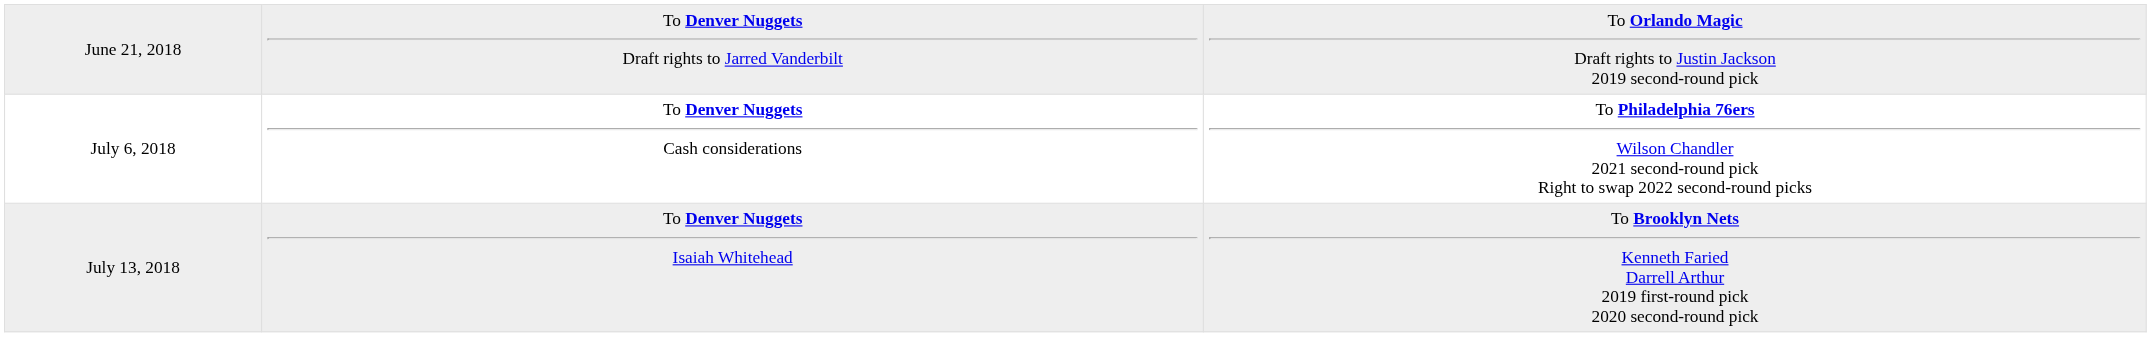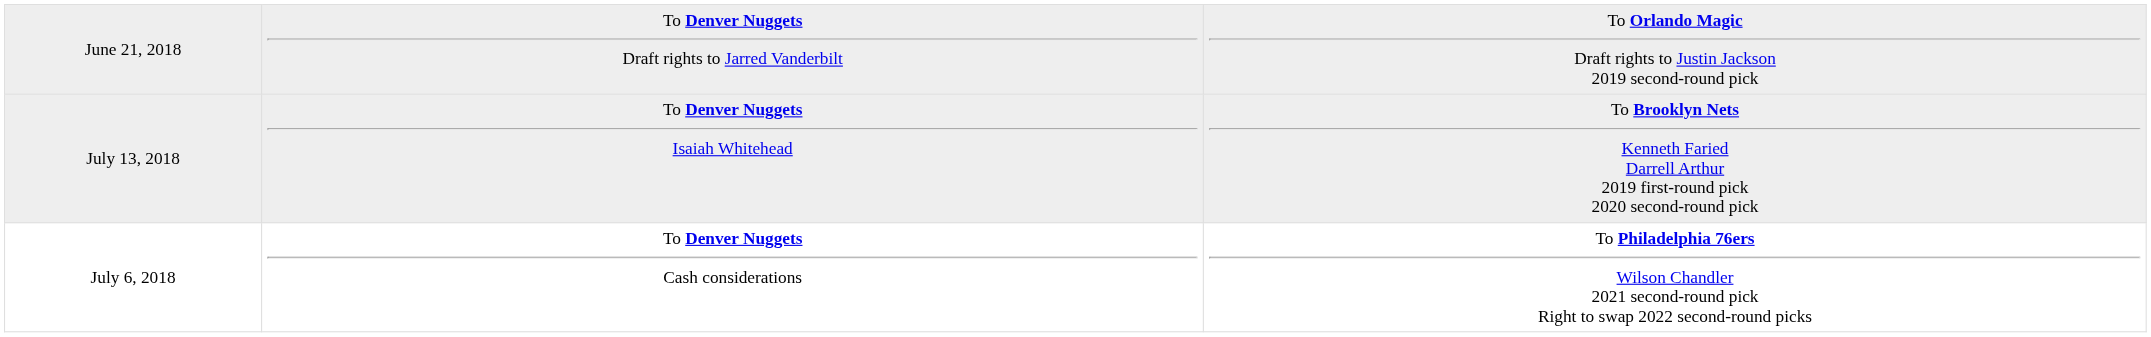rows swapped: (133, 148) <-> (133, 267)
